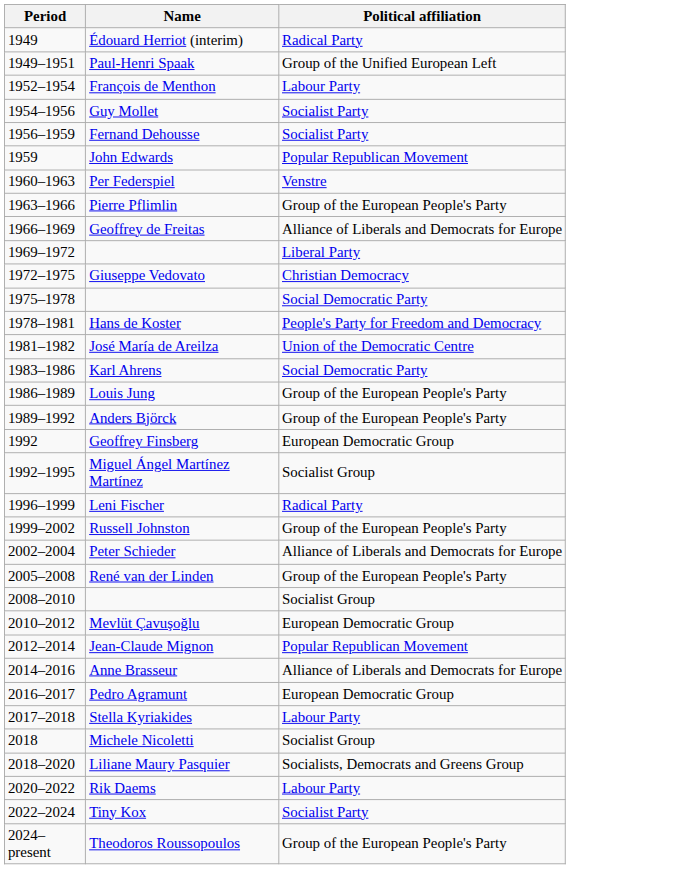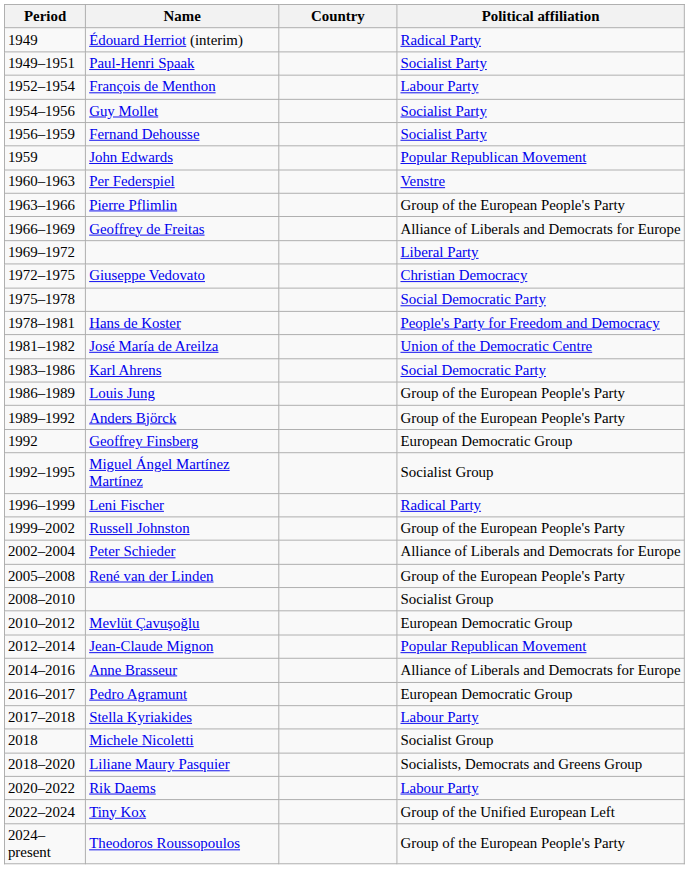+ column: (338, 16)
(389, 63) Group of the Unified European Left -> (444, 63) Socialist Party
(325, 811) Socialist Party -> (508, 811) Group of the Unified European Left
